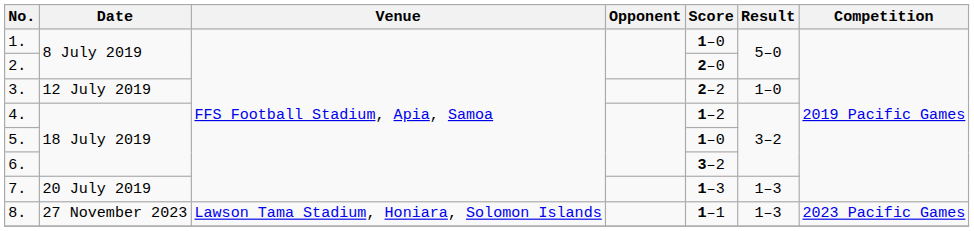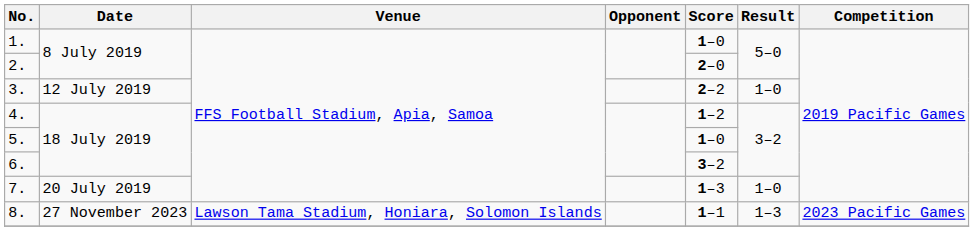(768, 189) 1–3 -> (768, 189) 1–0
